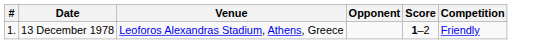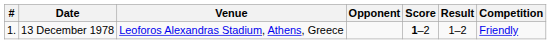+ column: (458, 13)
